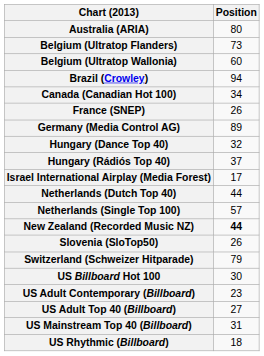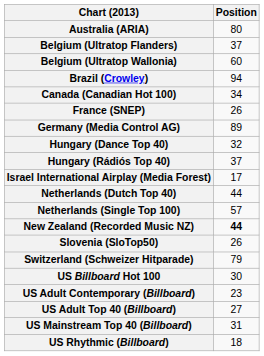(236, 45) 73 -> (236, 45) 37
